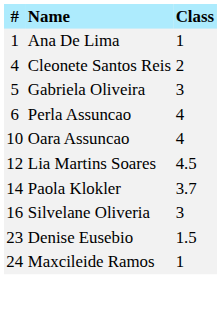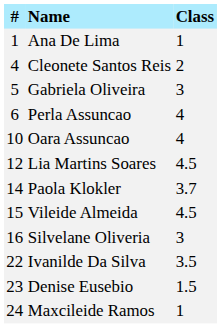+ row: (83, 212)
+ row: (87, 261)
